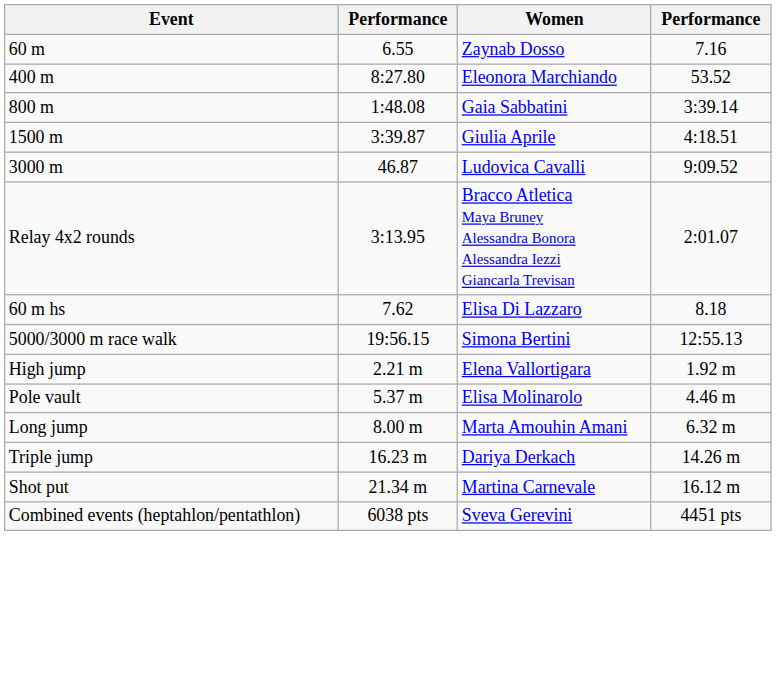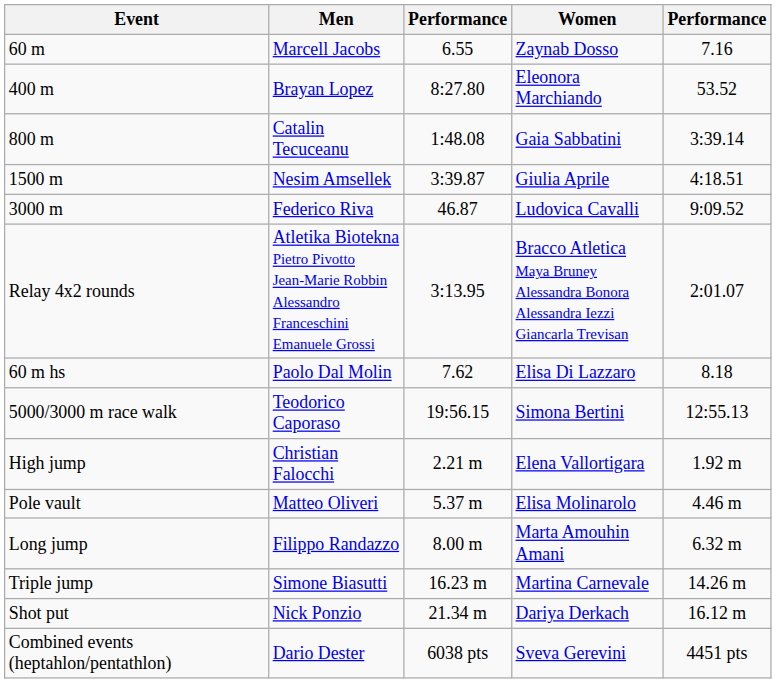+ column: (336, 19)
(519, 457) Dariya Derkach -> (582, 583) Martina Carnevale
(528, 486) Martina Carnevale -> (572, 613) Dariya Derkach
